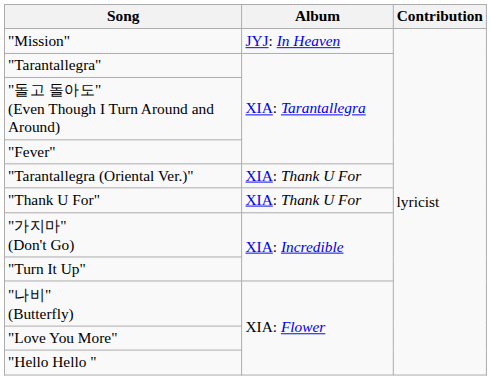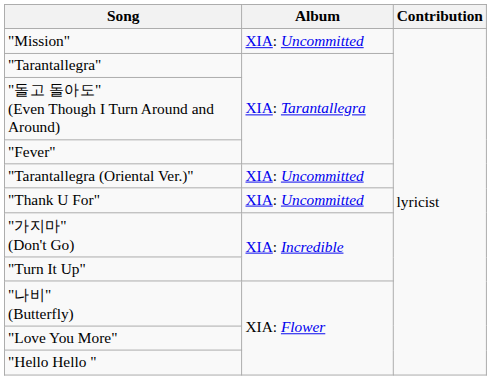(293, 41) JYJ: In Heaven -> (305, 41) XIA: Uncommitted
(303, 175) XIA: Thank U For -> (305, 175) XIA: Uncommitted
(303, 200) XIA: Thank U For -> (305, 200) XIA: Uncommitted
